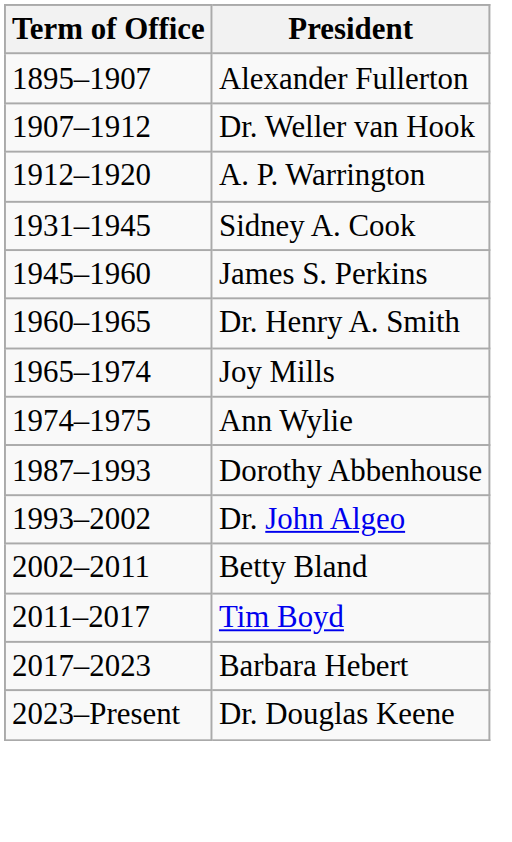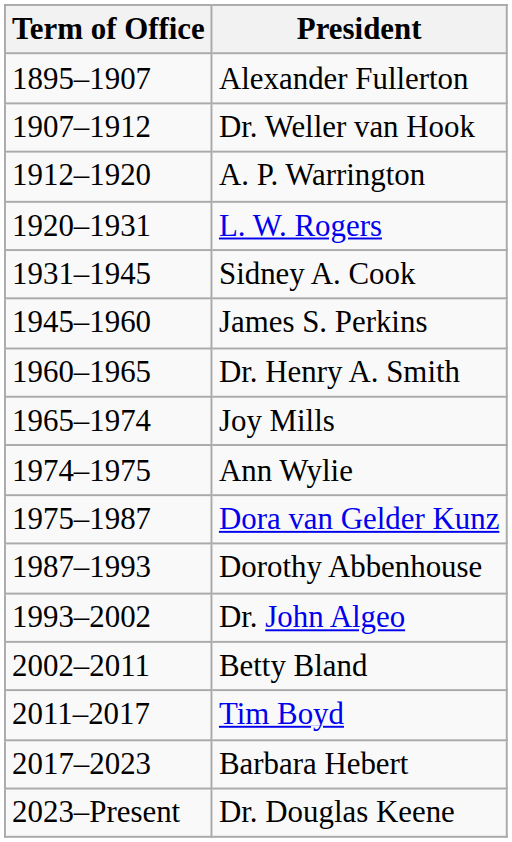+ row: (300, 224)
+ row: (359, 518)
